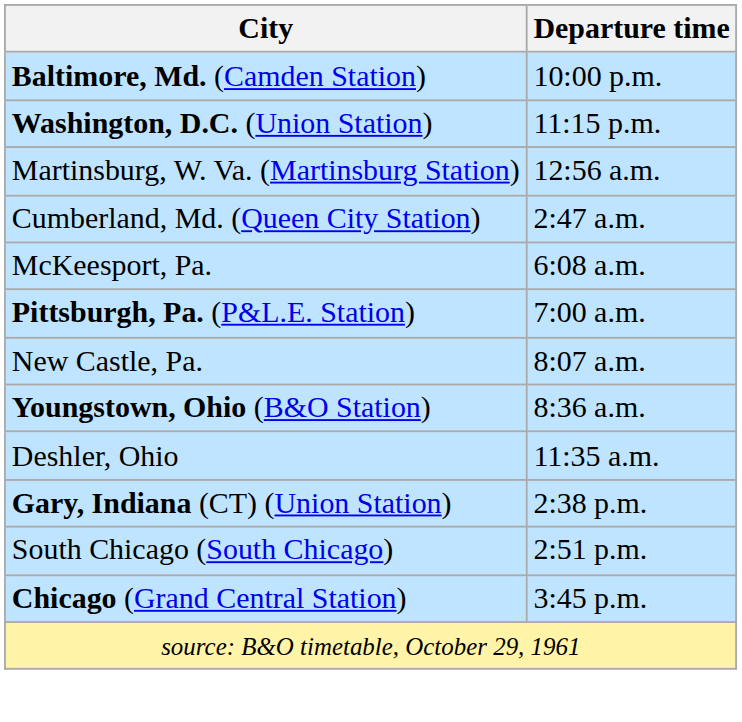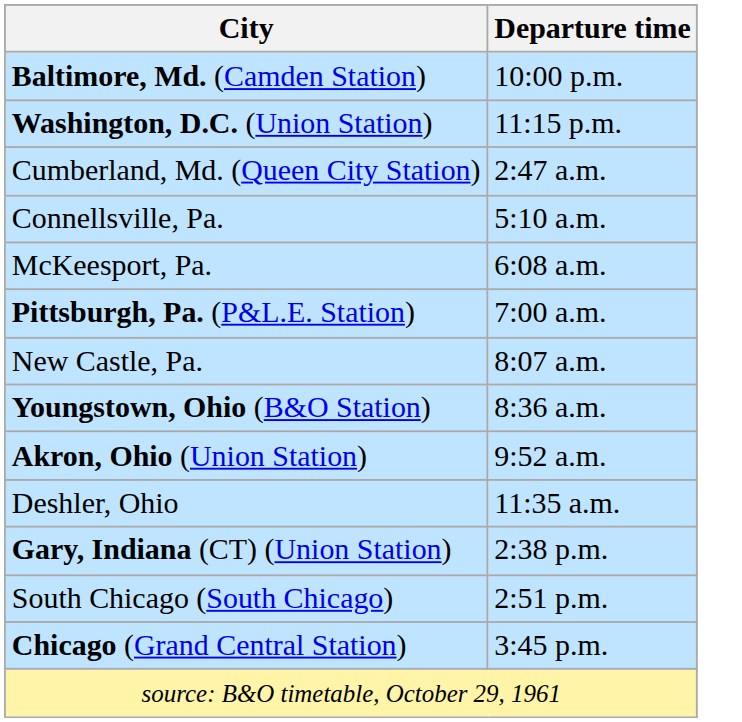- row: (266, 170)
+ row: (118, 218)
+ row: (189, 455)
